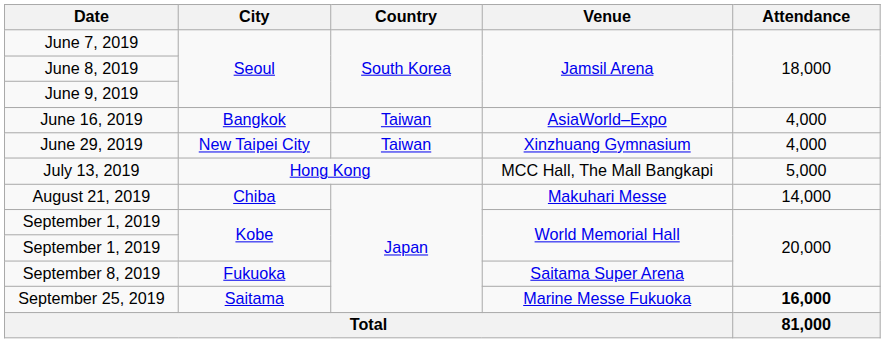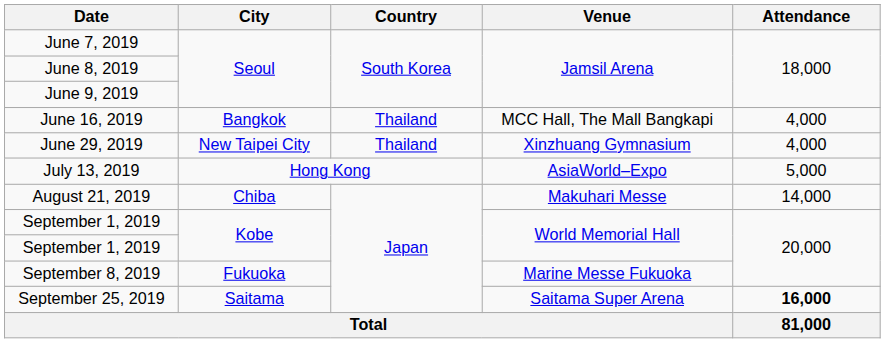(406, 119) Taiwan -> (406, 119) Thailand
(607, 119) AsiaWorld–Expo -> (607, 119) MCC Hall, The Mall Bangkapi
(406, 145) Taiwan -> (406, 145) Thailand
(607, 171) MCC Hall, The Mall Bangkapi -> (607, 171) AsiaWorld–Expo
(607, 273) Saitama Super Arena -> (607, 273) Marine Messe Fukuoka
(607, 299) Marine Messe Fukuoka -> (607, 299) Saitama Super Arena
